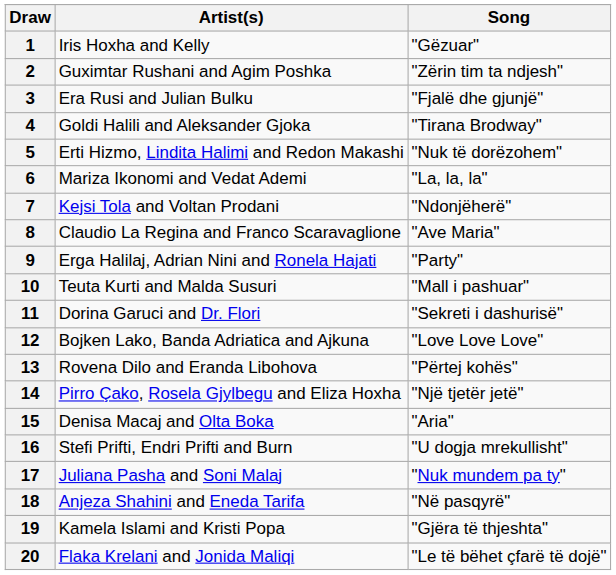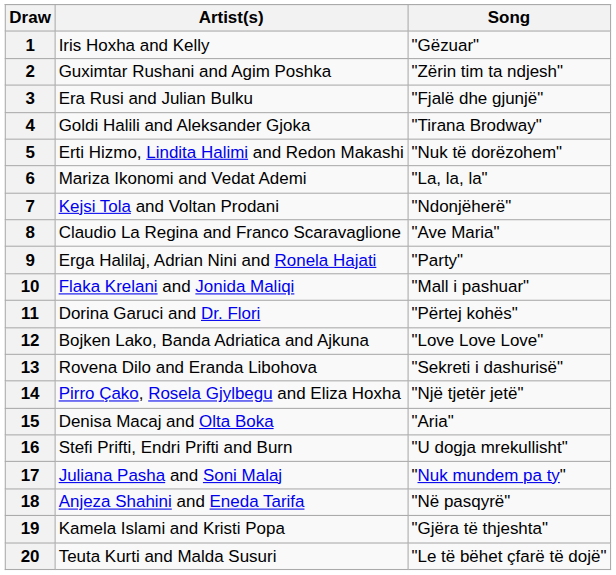(168, 286) Teuta Kurti and Malda Susuri -> (177, 286) Flaka Krelani and Jonida Maliqi
(487, 313) "Sekreti i dashurisë" -> (465, 313) "Përtej kohës"
(465, 367) "Përtej kohës" -> (487, 367) "Sekreti i dashurisë"
(177, 555) Flaka Krelani and Jonida Maliqi -> (168, 555) Teuta Kurti and Malda Susuri
